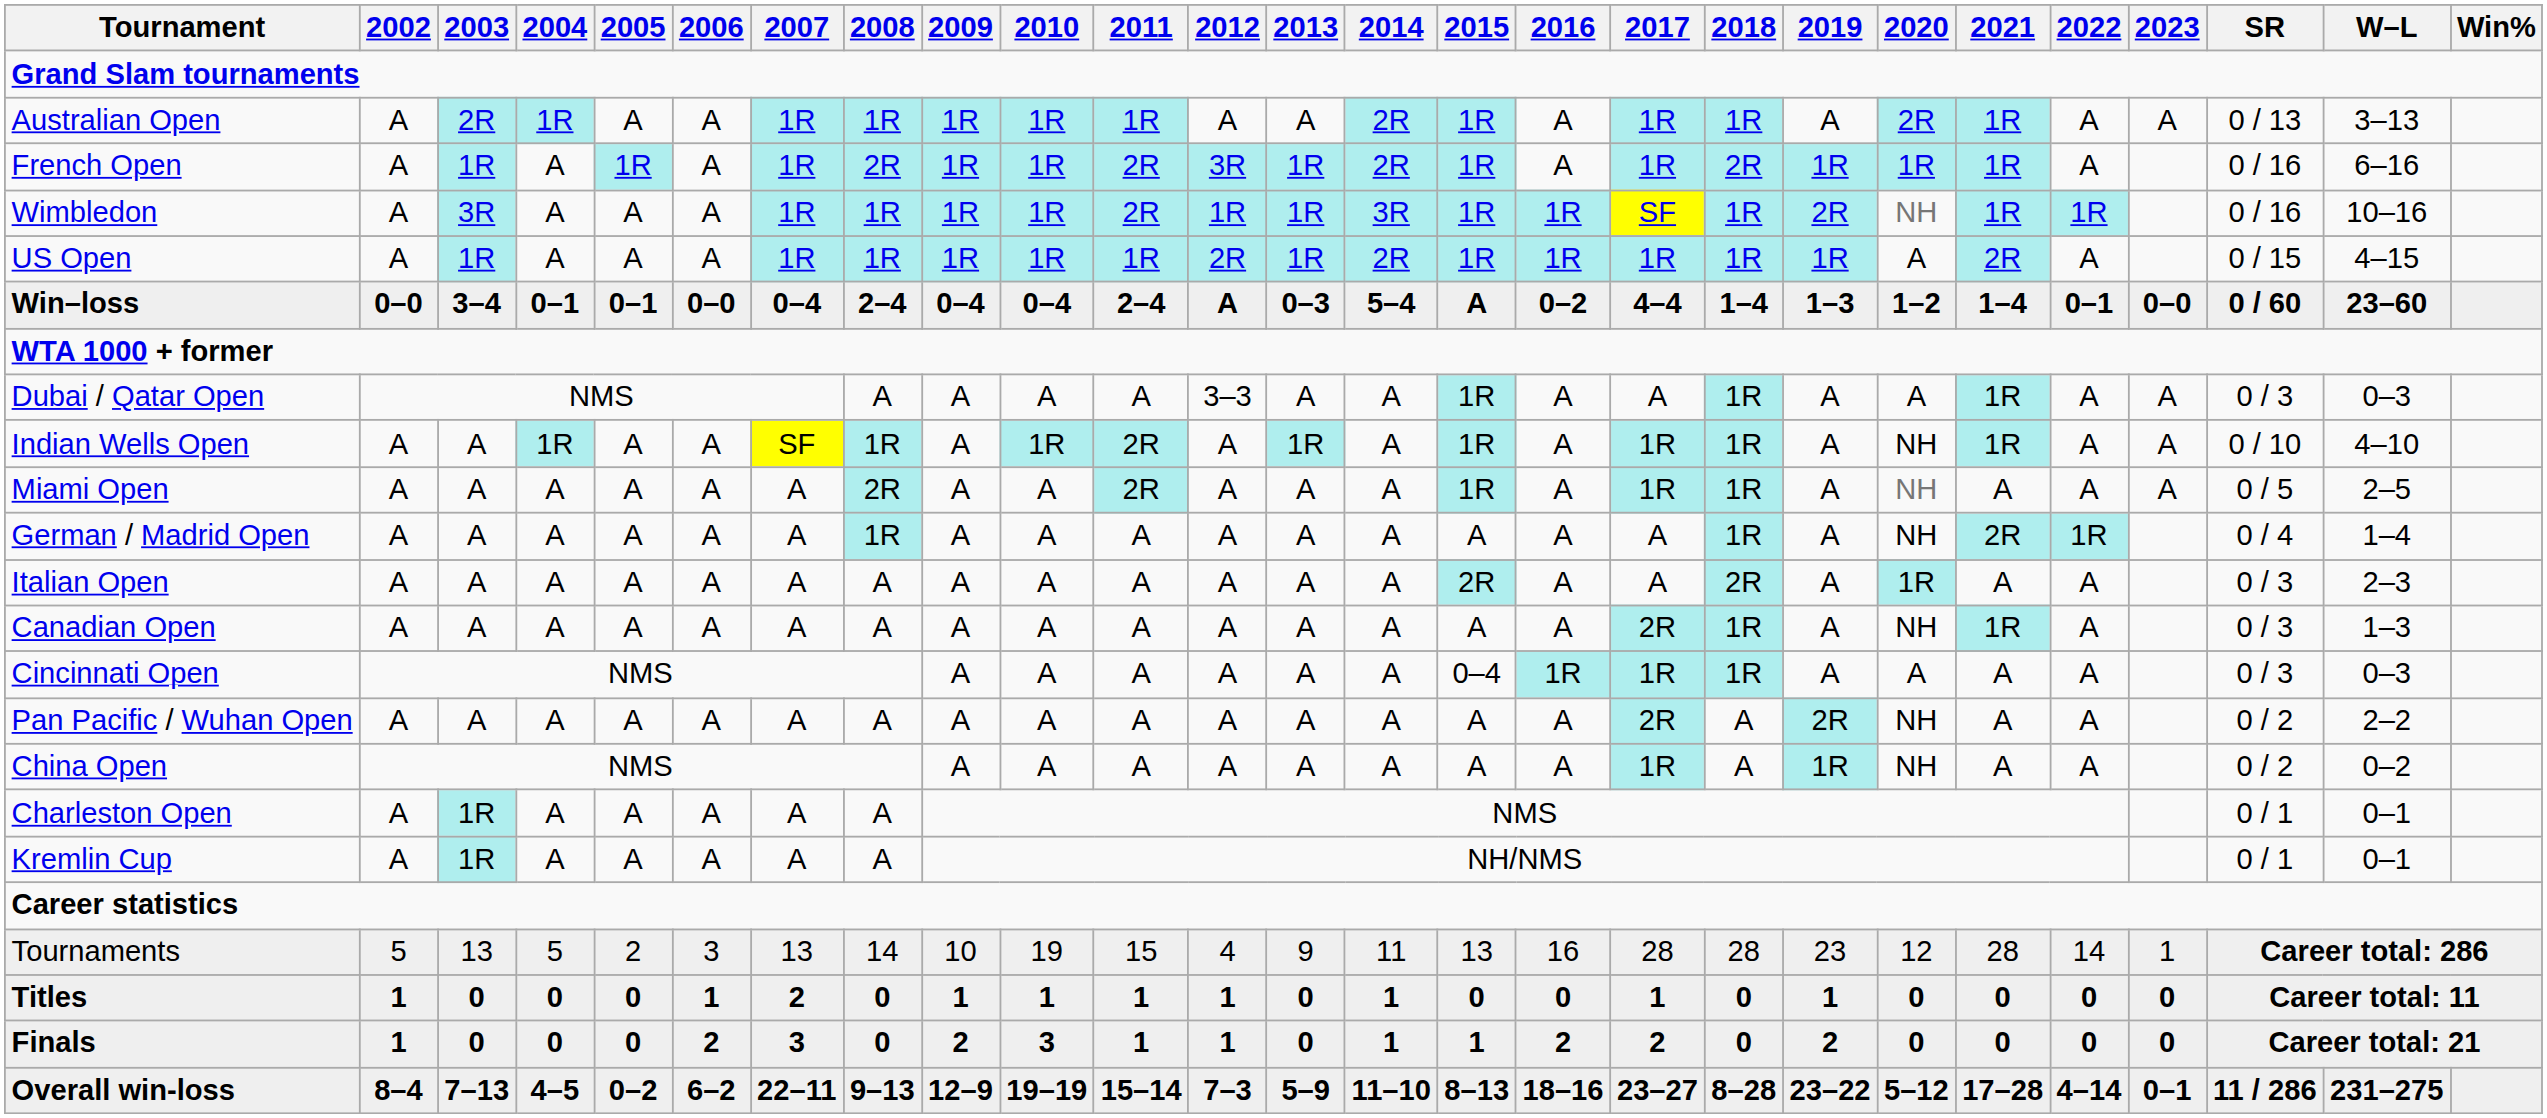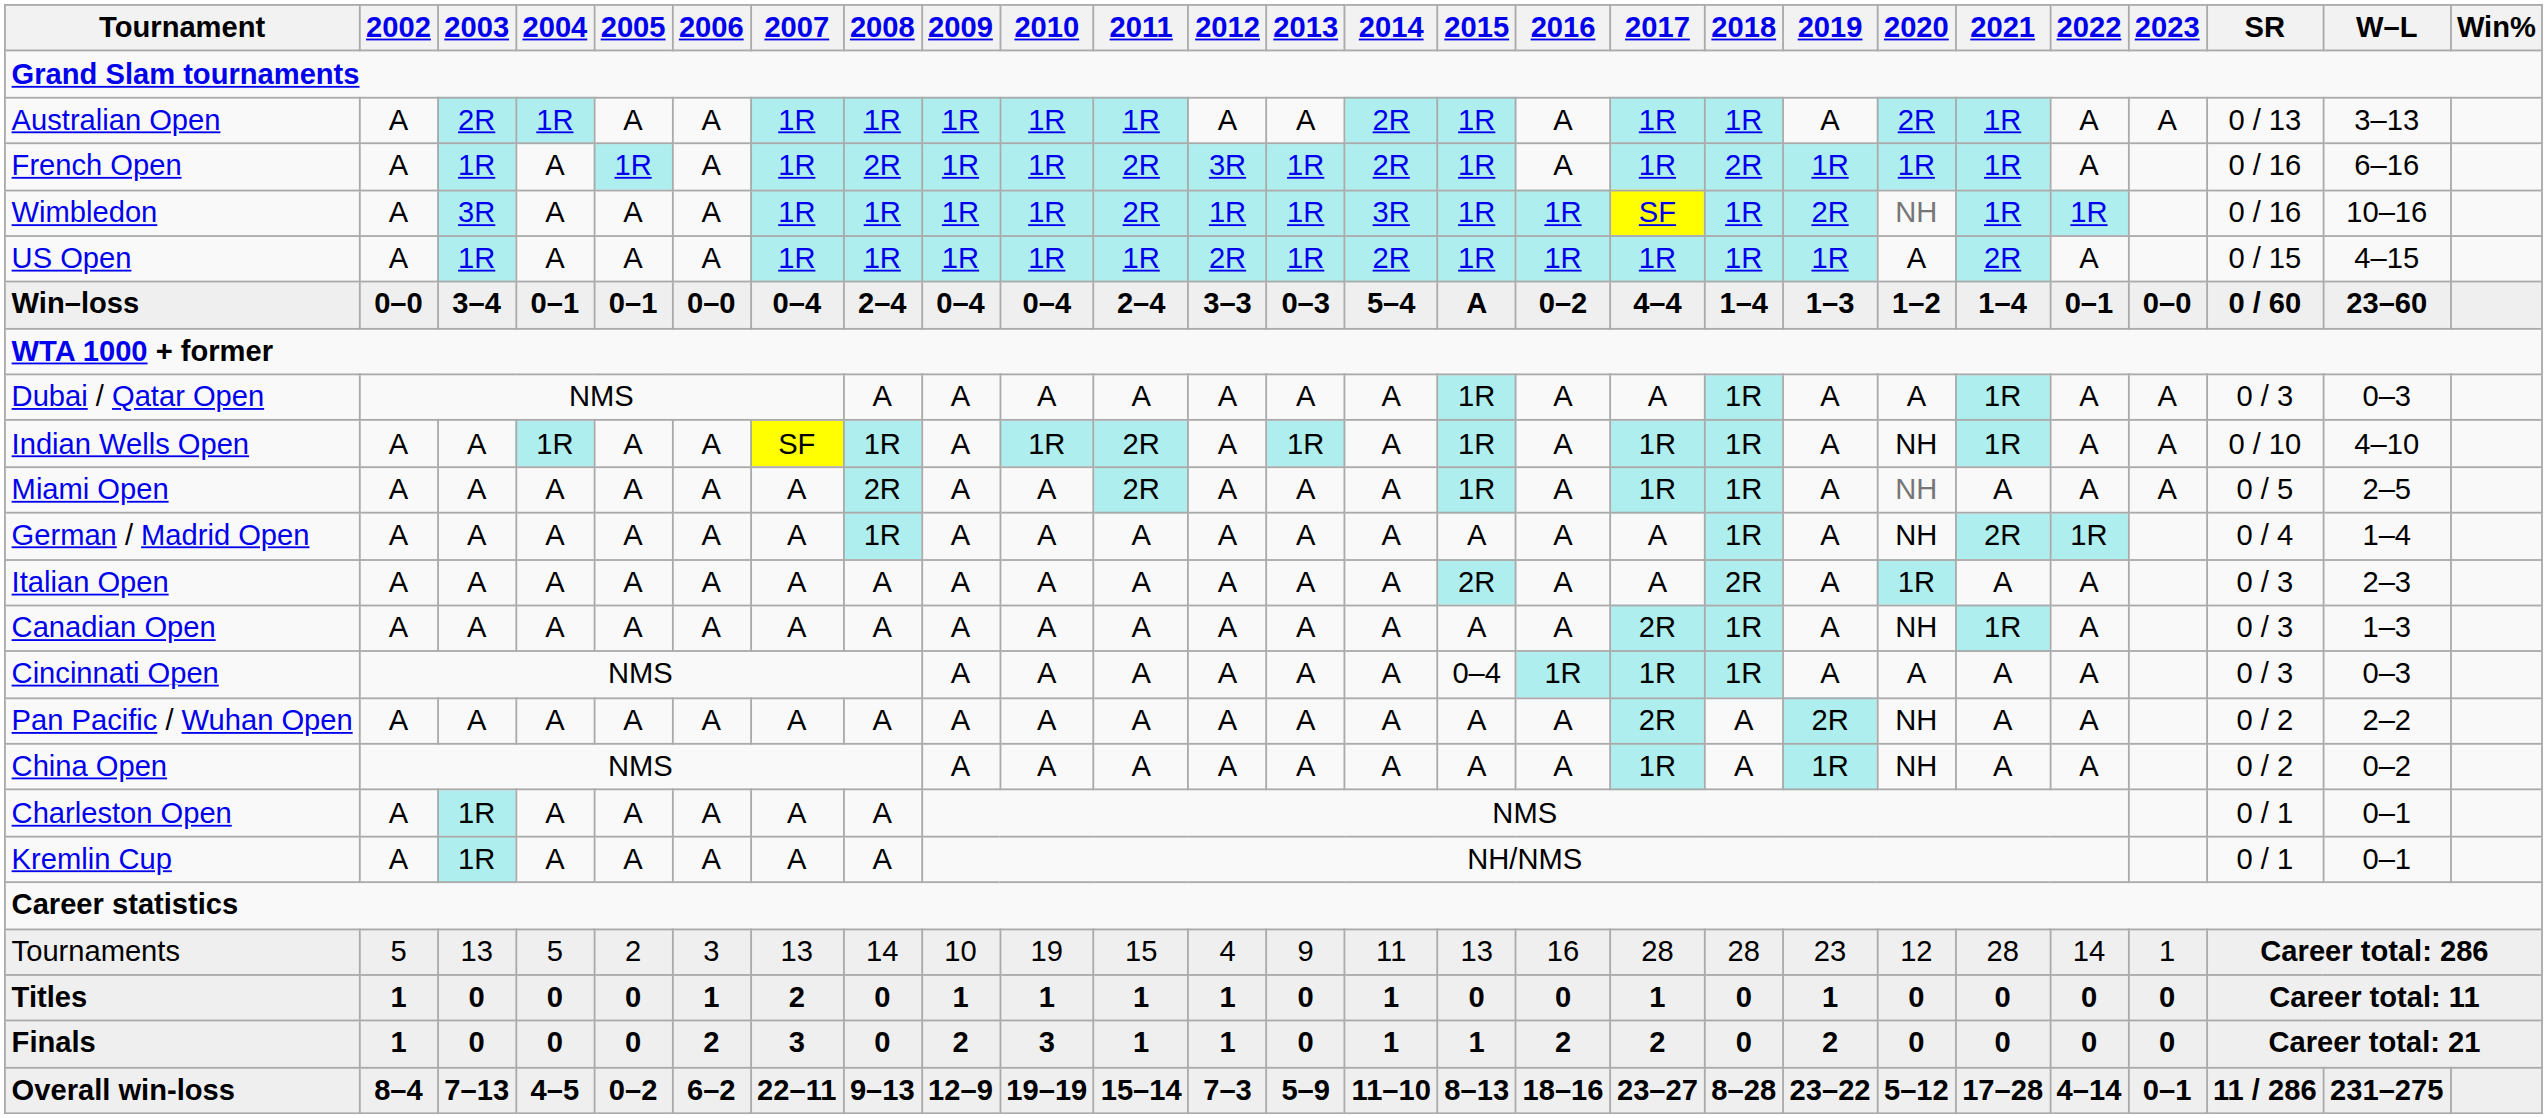(1228, 304) A -> (1228, 304) 3–3
(1228, 397) 3–3 -> (1228, 397) A
